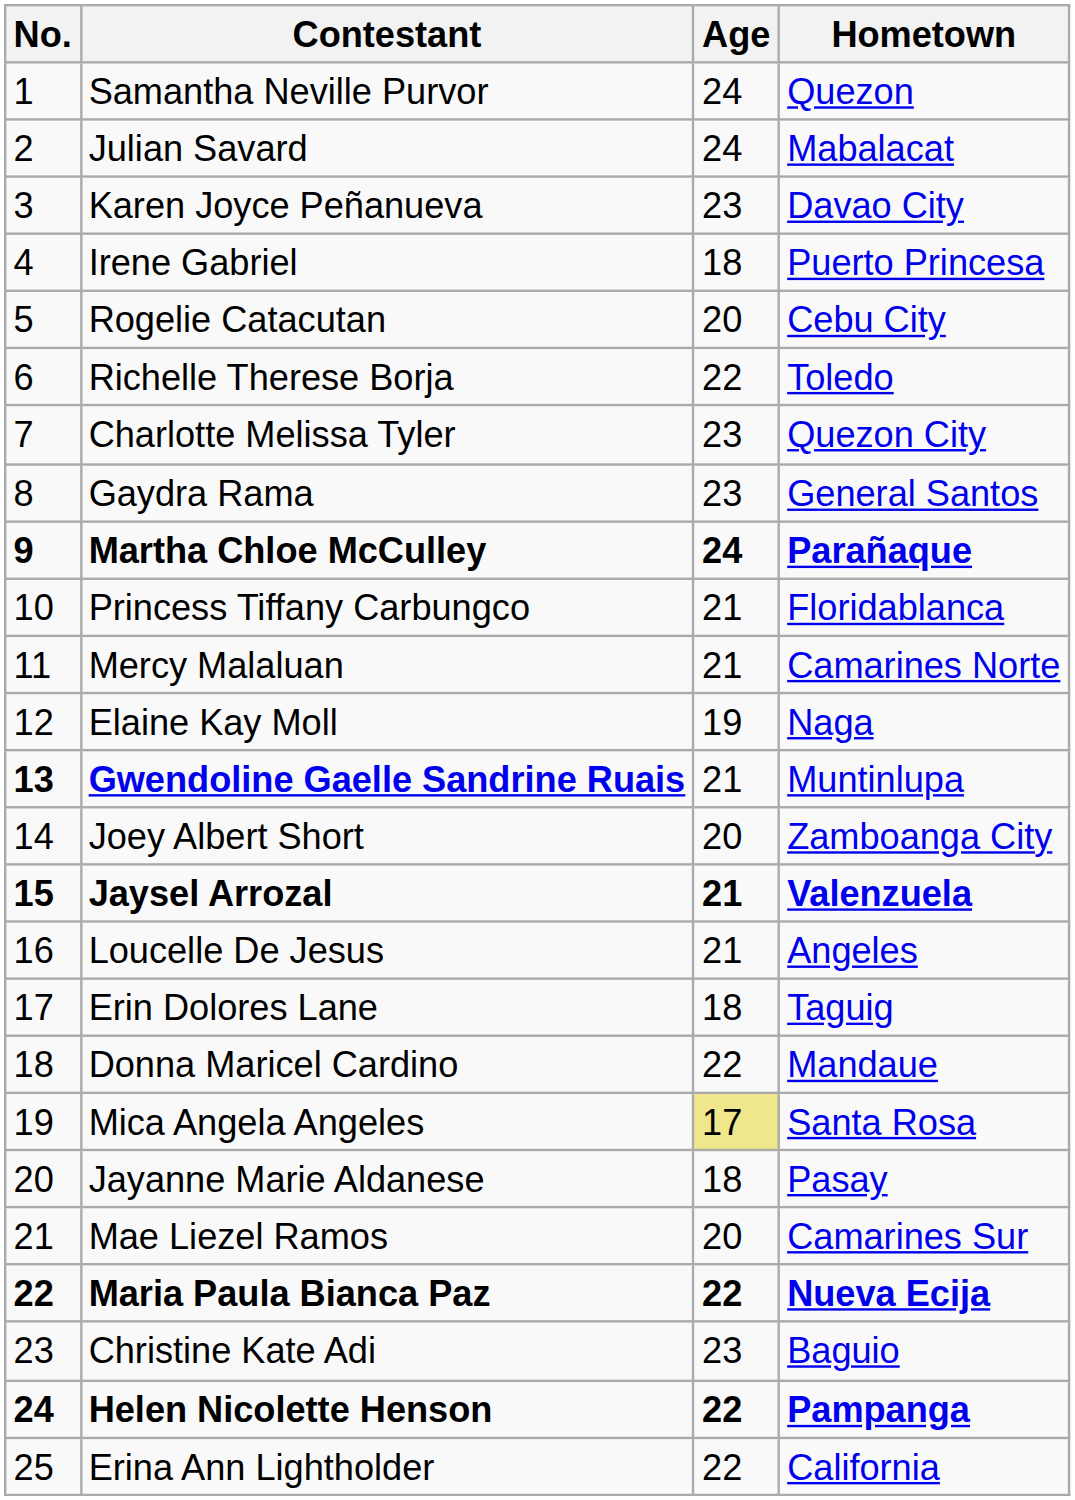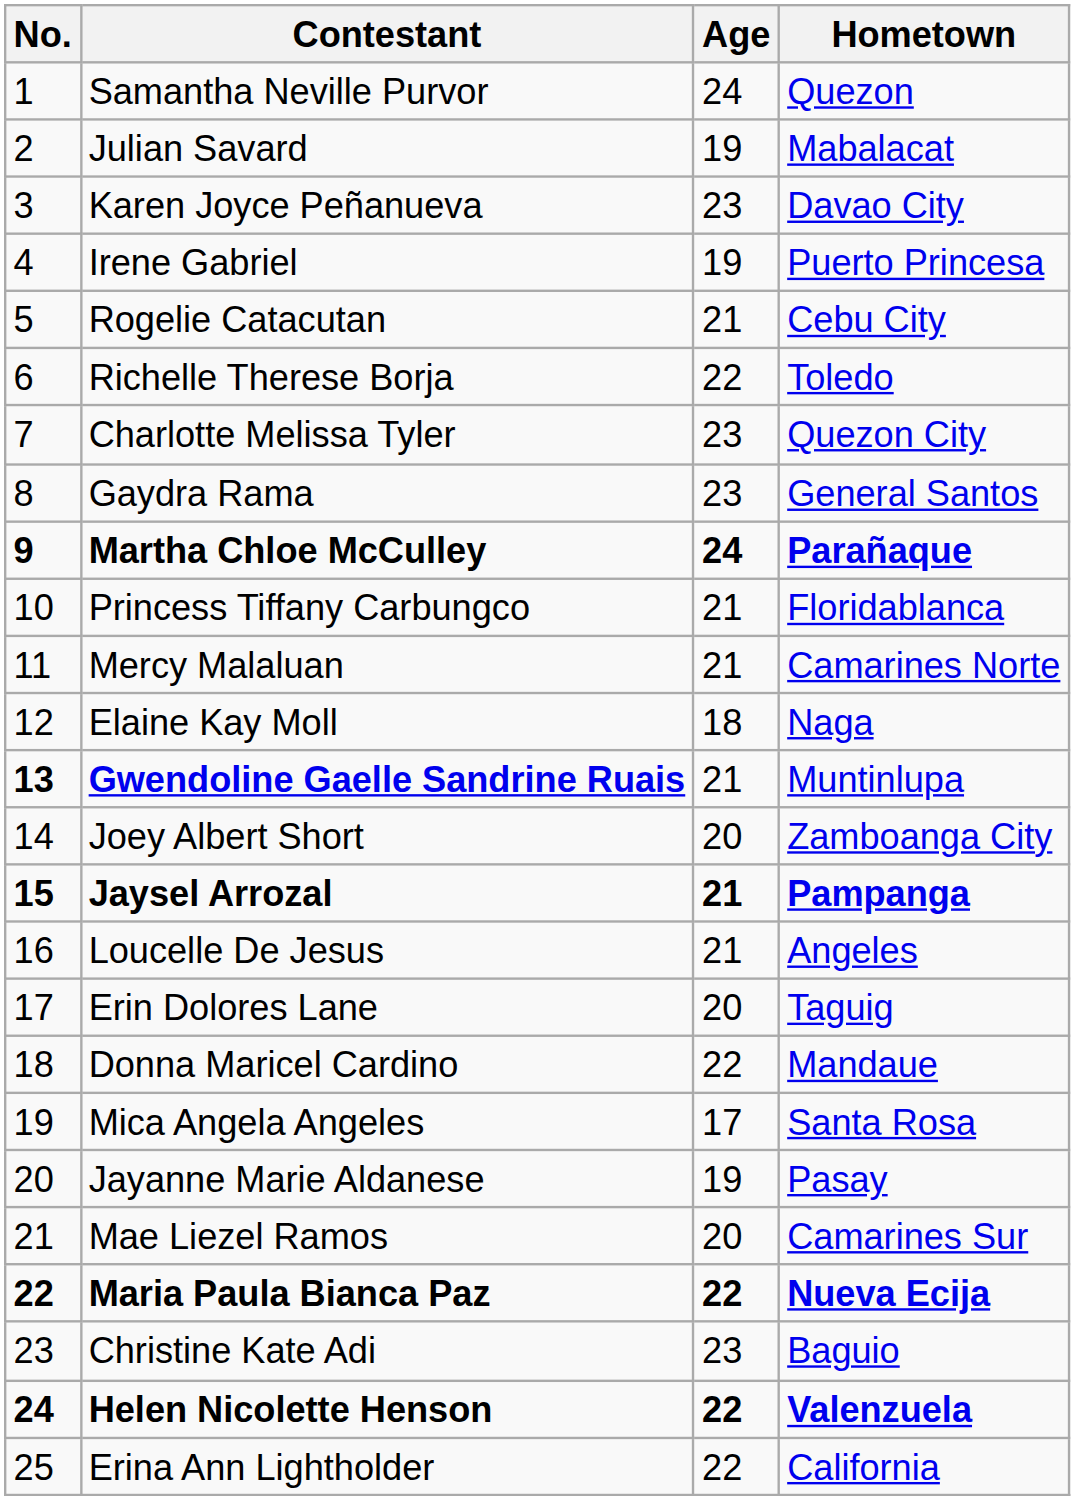(722, 149) 24 -> (722, 149) 19
(722, 263) 18 -> (722, 263) 19
(722, 320) 20 -> (722, 320) 21
(722, 721) 19 -> (722, 721) 18
(880, 893) Valenzuela -> (879, 893) Pampanga
(722, 1008) 18 -> (722, 1008) 20
(722, 1122) khaki background -> (722, 1122) no background
(722, 1179) 18 -> (722, 1179) 19
(879, 1408) Pampanga -> (880, 1408) Valenzuela
